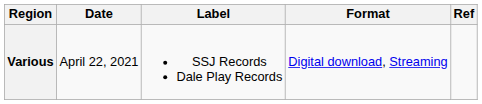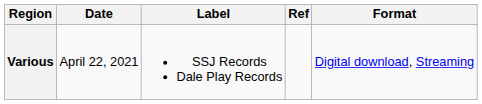columns swapped: (368, 14) <-> (464, 14)
